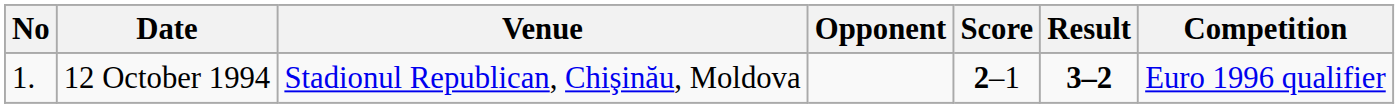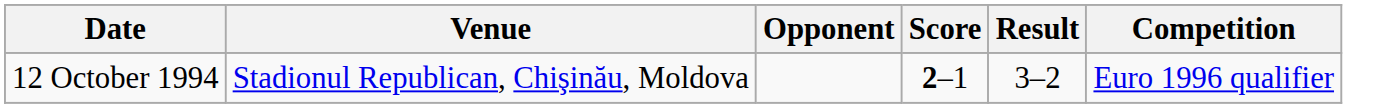- column: (31, 28)
(1089, 77) bold -> (1037, 77) normal
